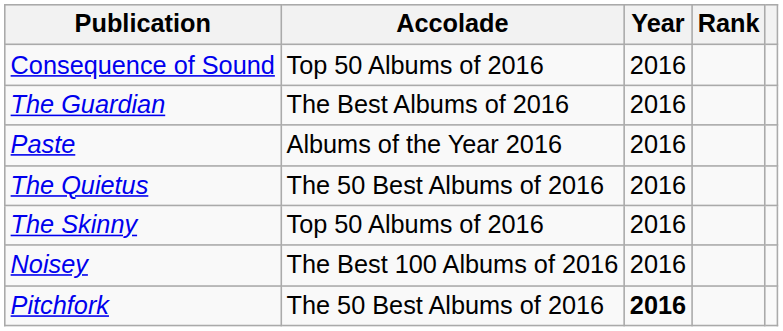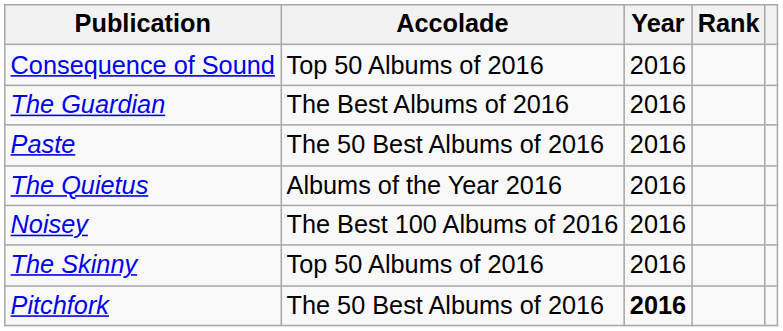(424, 144) Albums of the Year 2016 -> (445, 144) The 50 Best Albums of 2016
(445, 184) The 50 Best Albums of 2016 -> (424, 184) Albums of the Year 2016
rows swapped: (74, 225) <-> (49, 265)
